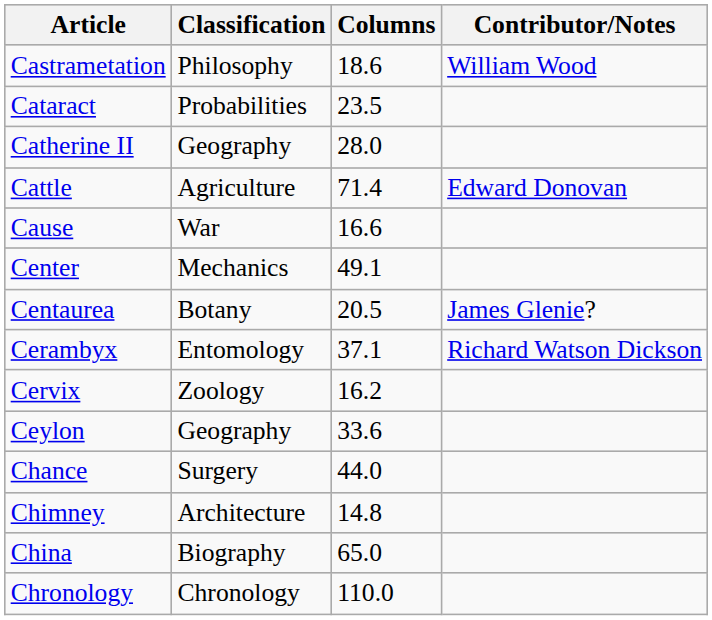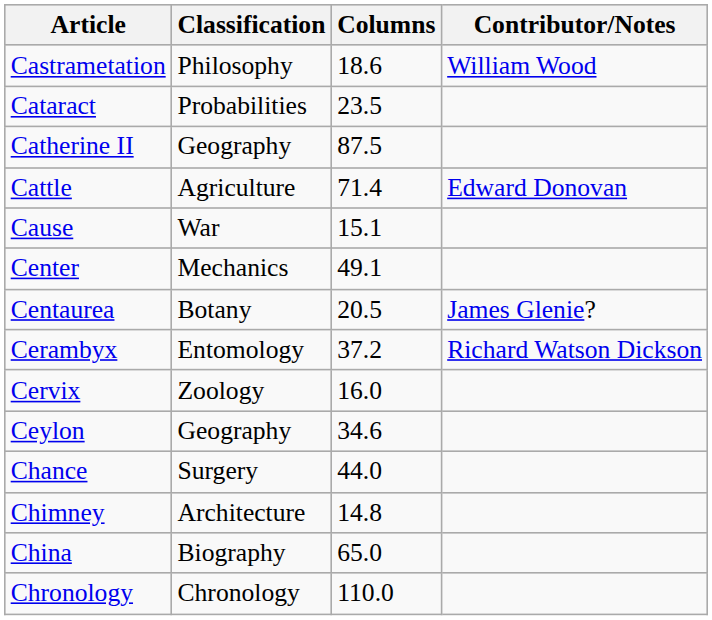(360, 146) 28.0 -> (360, 146) 87.5
(360, 227) 16.6 -> (360, 227) 15.1
(360, 349) 37.1 -> (360, 349) 37.2
(360, 390) 16.2 -> (360, 390) 16.0
(360, 430) 33.6 -> (360, 430) 34.6
